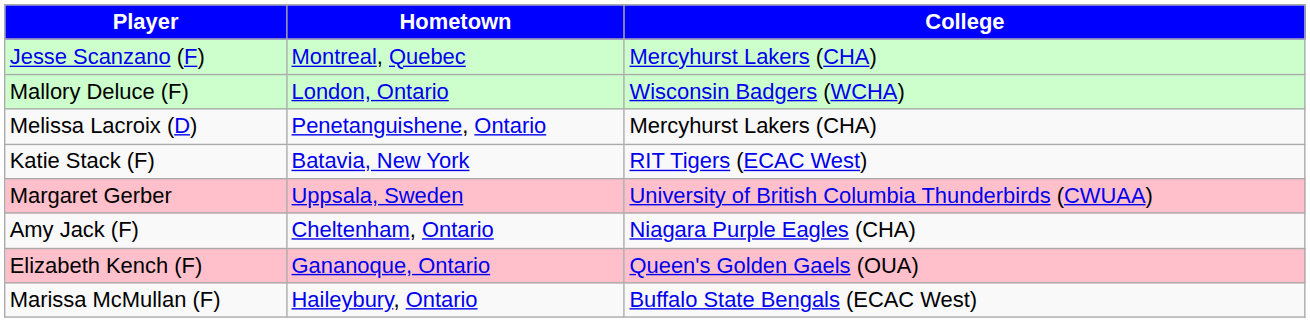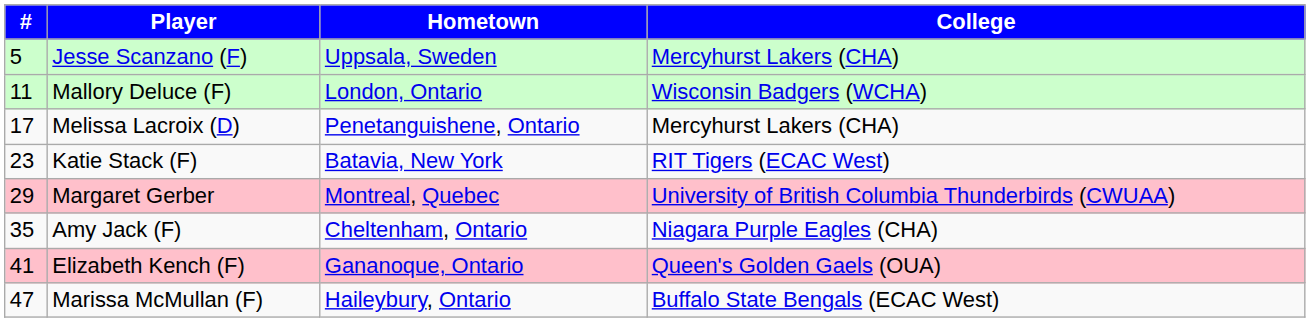+ column: (26, 21)
(379, 56) Montreal, Quebec -> (411, 56) Uppsala, Sweden
(377, 195) Uppsala, Sweden -> (412, 195) Montreal, Quebec
